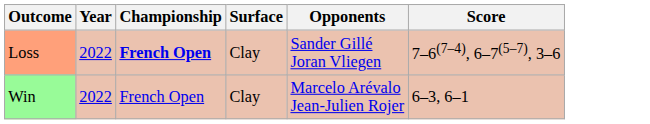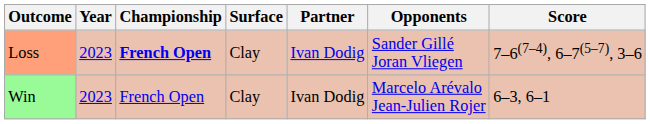+ column: (327, 17)
(96, 52) 2022 -> (96, 52) 2023
(96, 96) 2022 -> (96, 96) 2023
